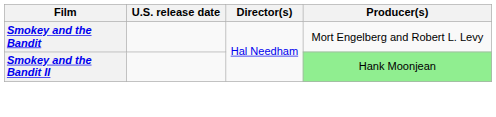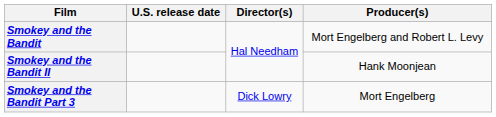(397, 66) lightgreen background -> (397, 66) no background
+ row: (49, 96)
